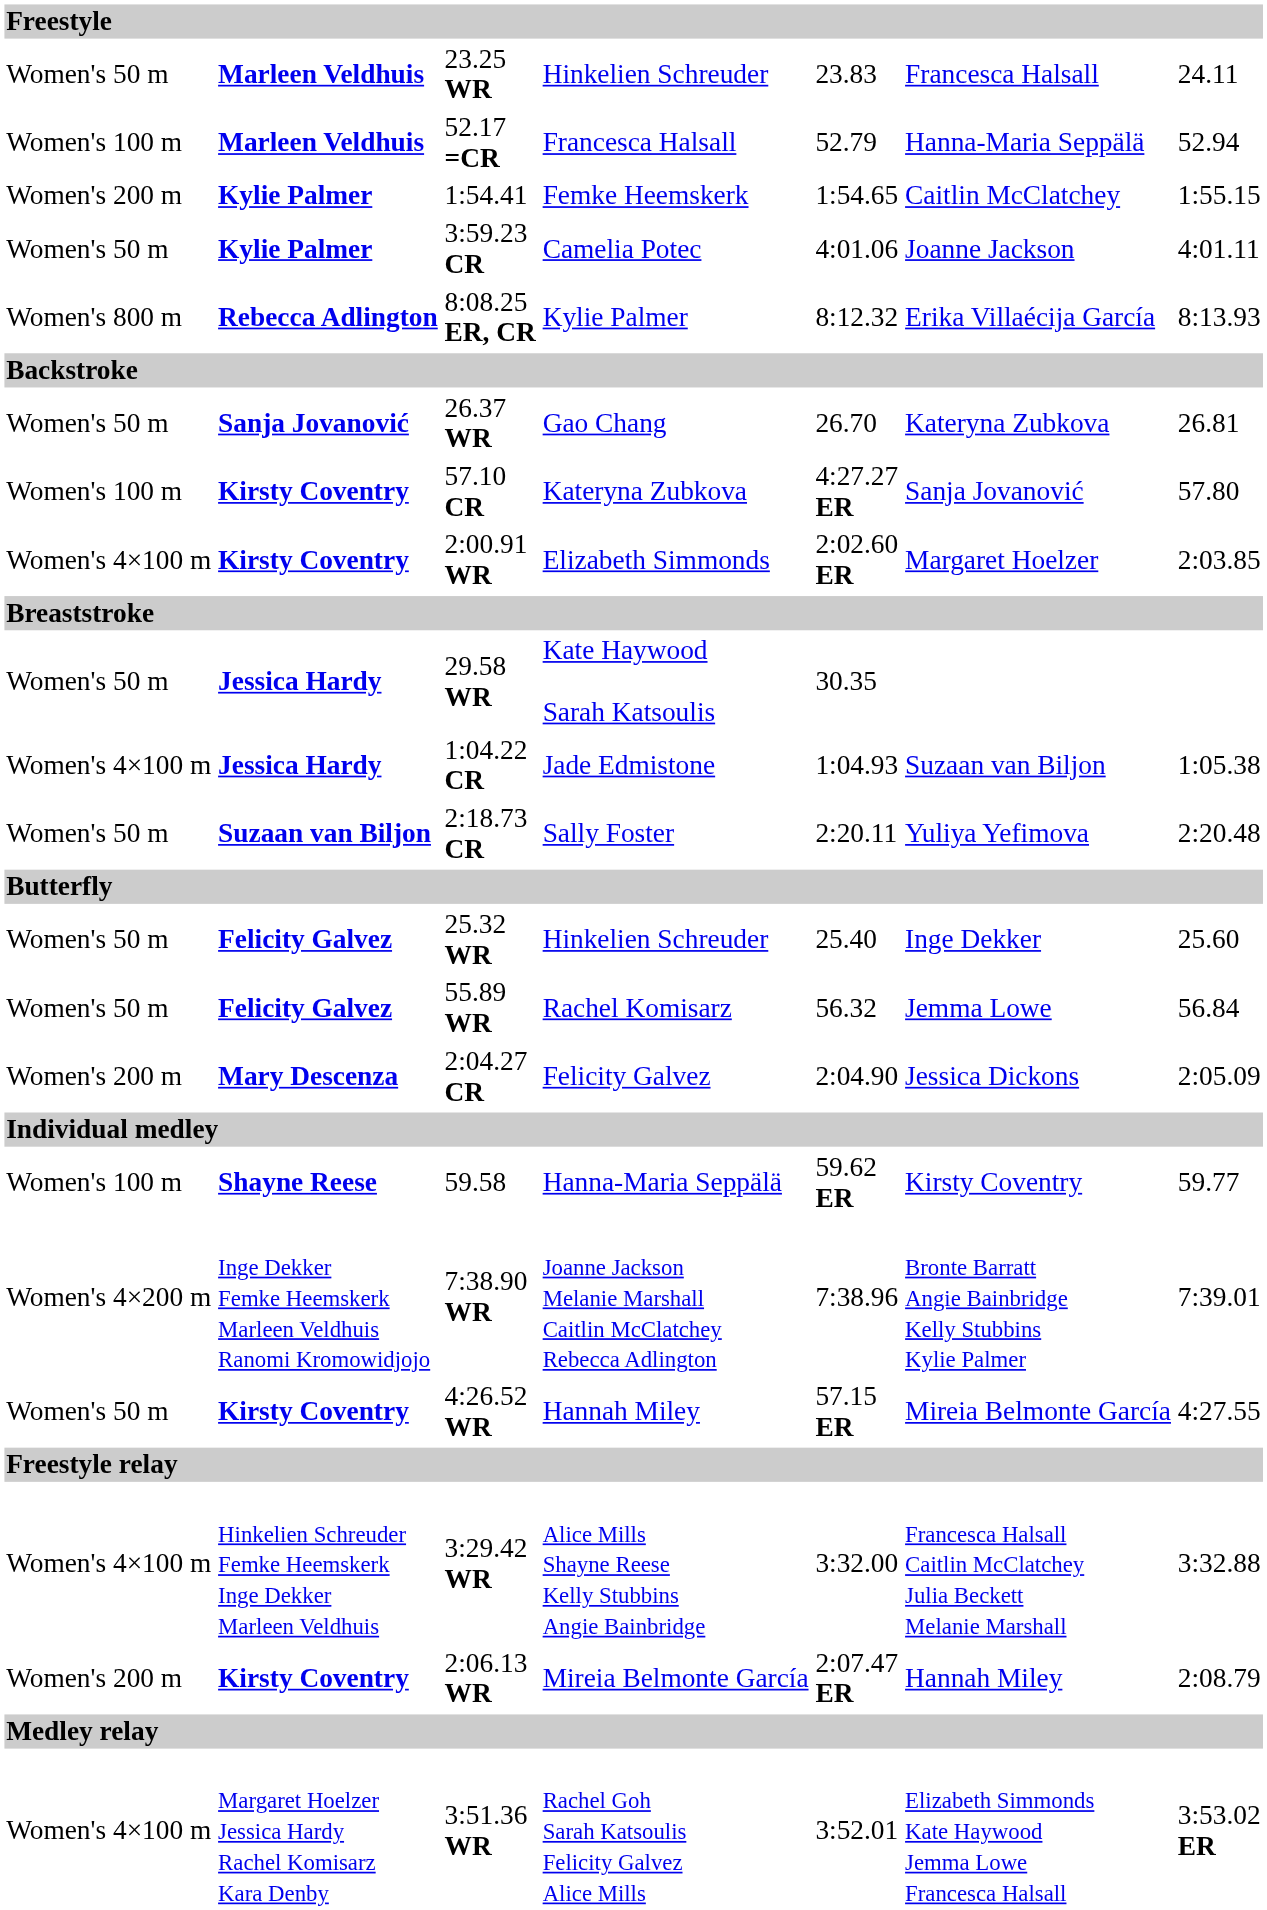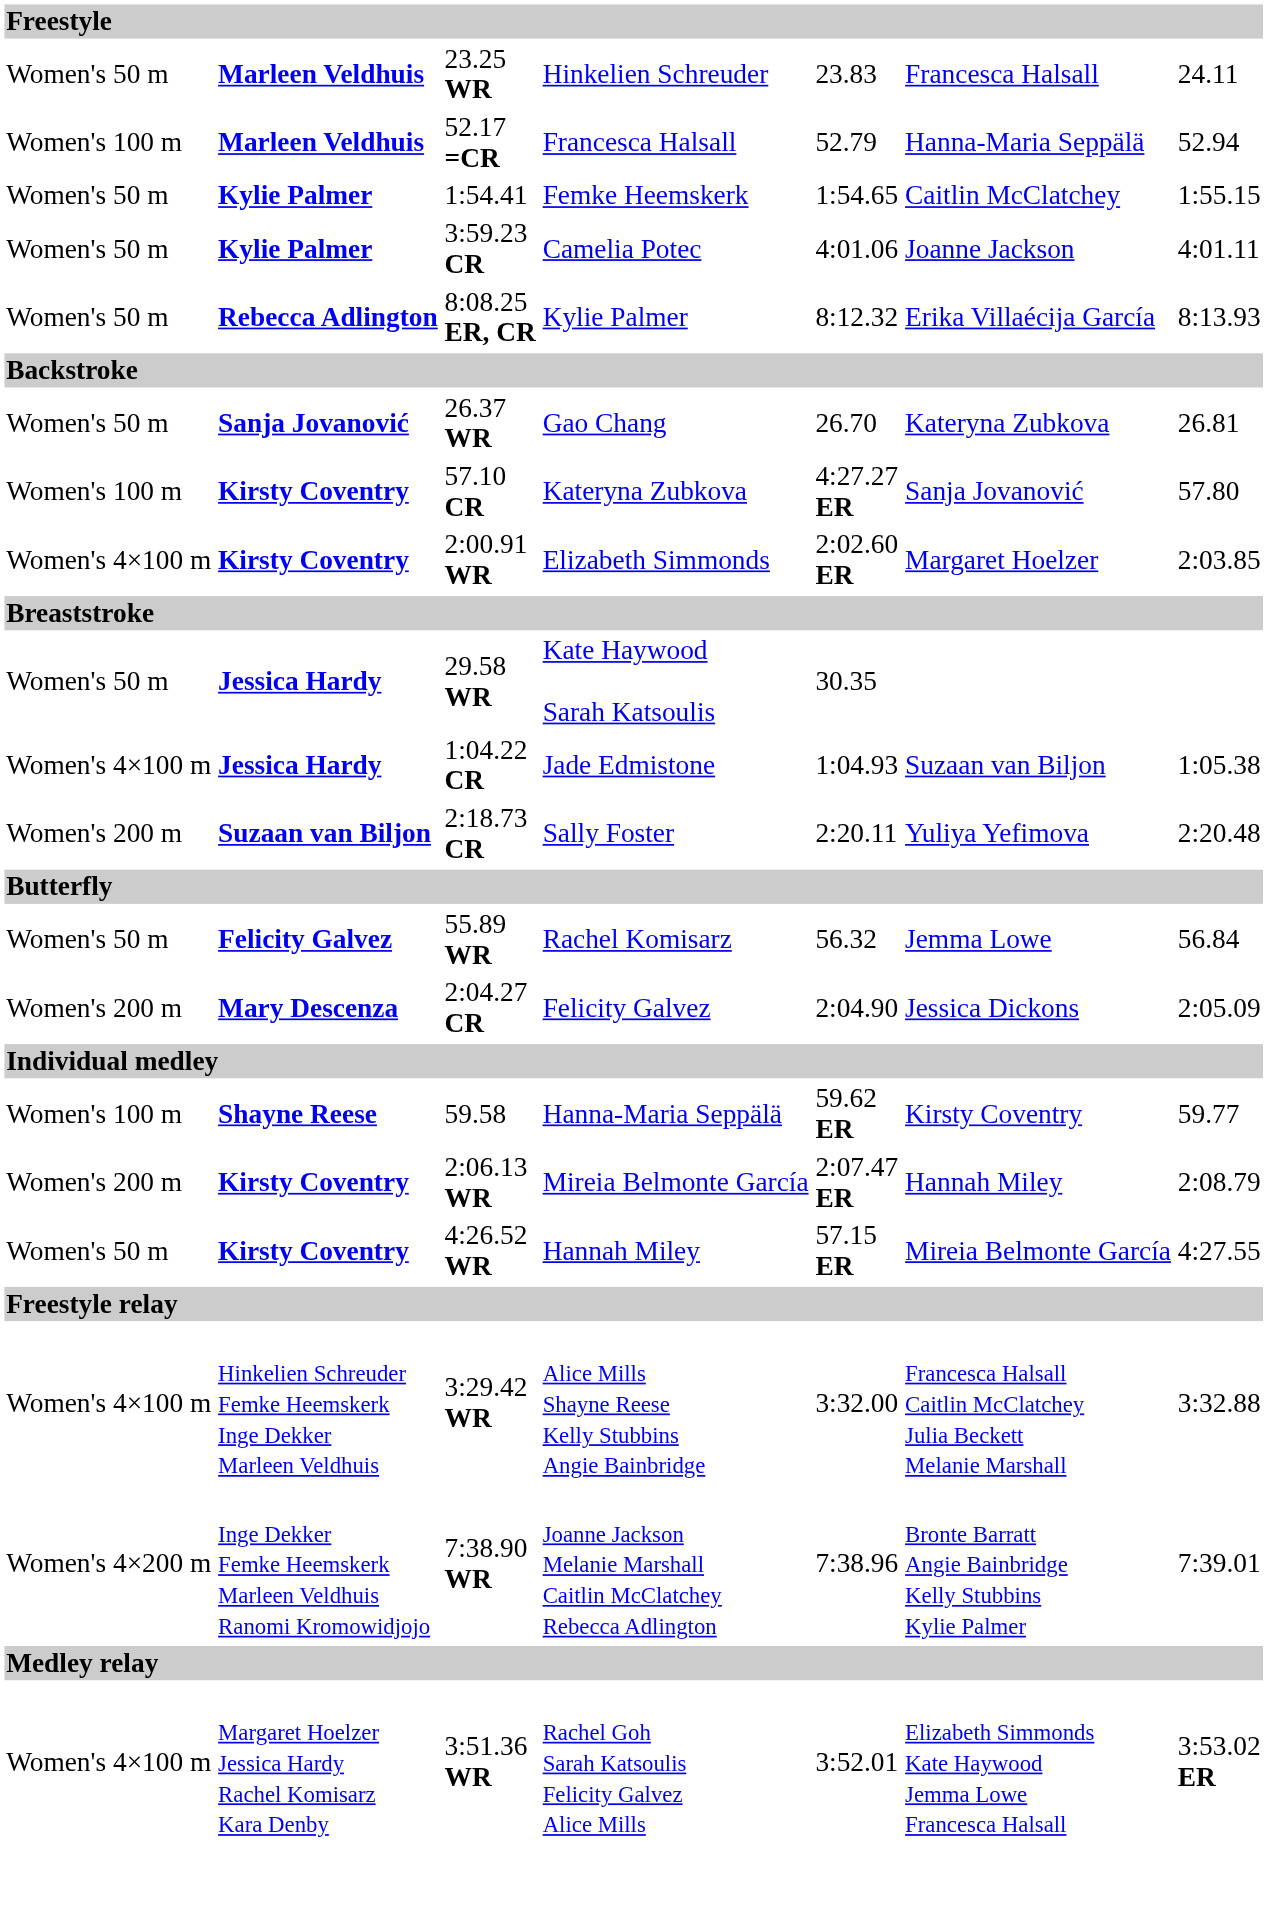(94, 195) Women's 200 m -> (87, 195) Women's 50 m
(94, 316) Women's 800 m -> (87, 316) Women's 50 m
(87, 833) Women's 50 m -> (94, 833) Women's 200 m
- row: (475, 939)
rows swapped: (486, 1678) <-> (486, 1296)
